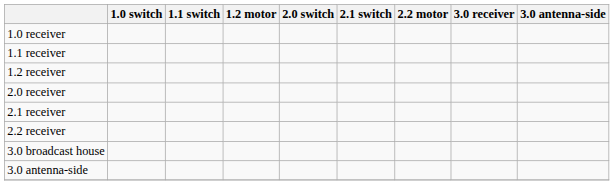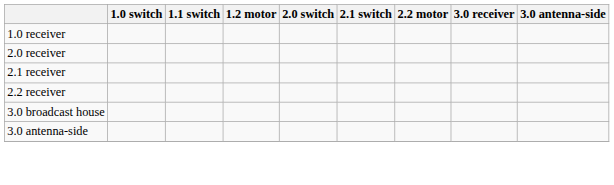- row: (36, 53)
- row: (36, 72)
